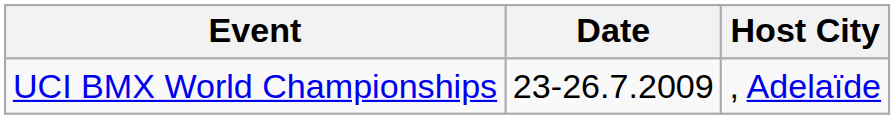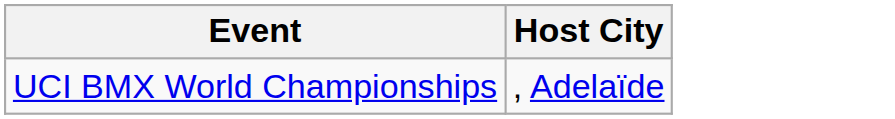- column: (613, 31)
